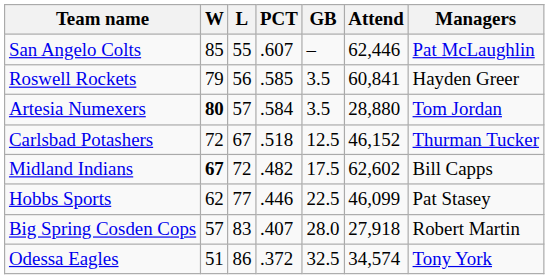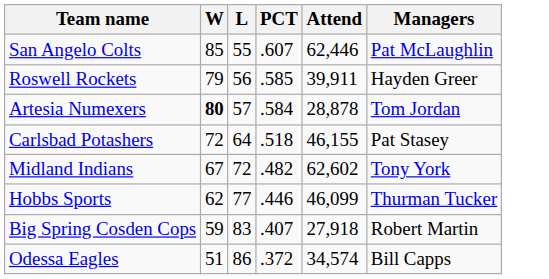- column: (323, 19)
(374, 79) 60,841 -> (332, 79) 39,911
(374, 109) 28,880 -> (332, 109) 28,878
(242, 139) 67 -> (242, 139) 64
(374, 139) 46,152 -> (332, 139) 46,155
(476, 139) Thurman Tucker -> (410, 139) Pat Stasey
(214, 169) bold -> (214, 169) normal
(453, 169) Bill Capps -> (411, 169) Tony York
(452, 199) Pat Stasey -> (434, 199) Thurman Tucker
(214, 229) 57 -> (214, 229) 59
(452, 259) Tony York -> (411, 259) Bill Capps
